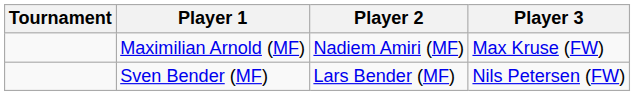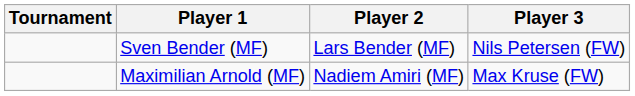rows swapped: (194, 76) <-> (213, 47)
